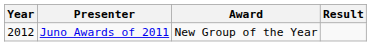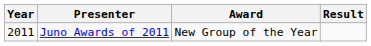(21, 32) 2012 -> (21, 32) 2011
